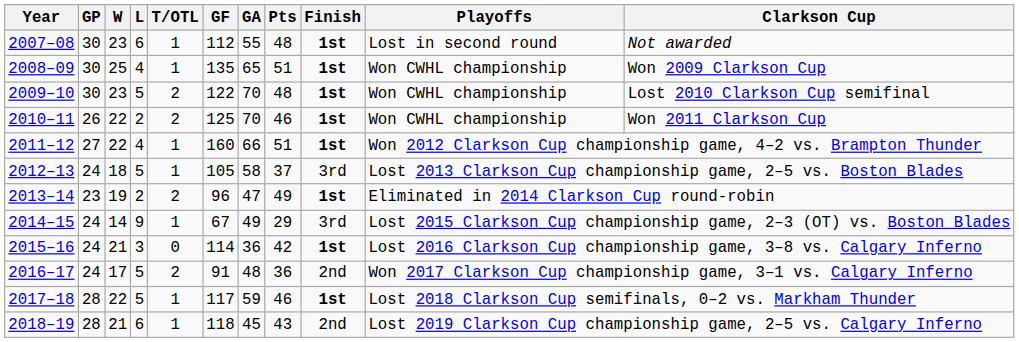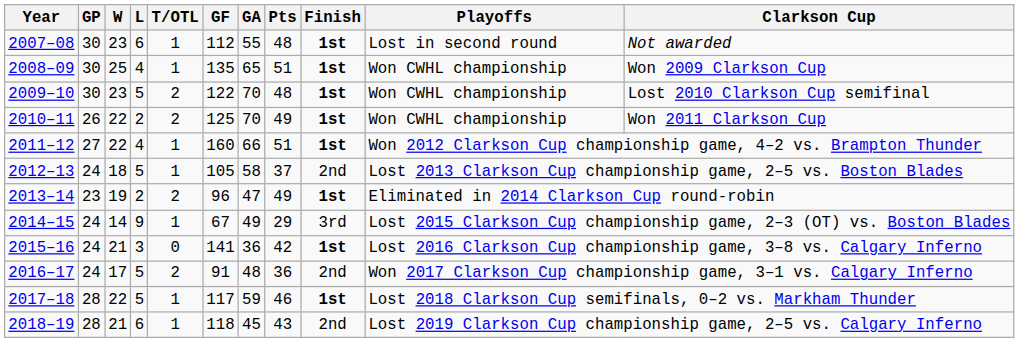(283, 120) 46 -> (283, 120) 49
(333, 171) 3rd -> (333, 171) 2nd
(220, 248) 114 -> (220, 248) 141
